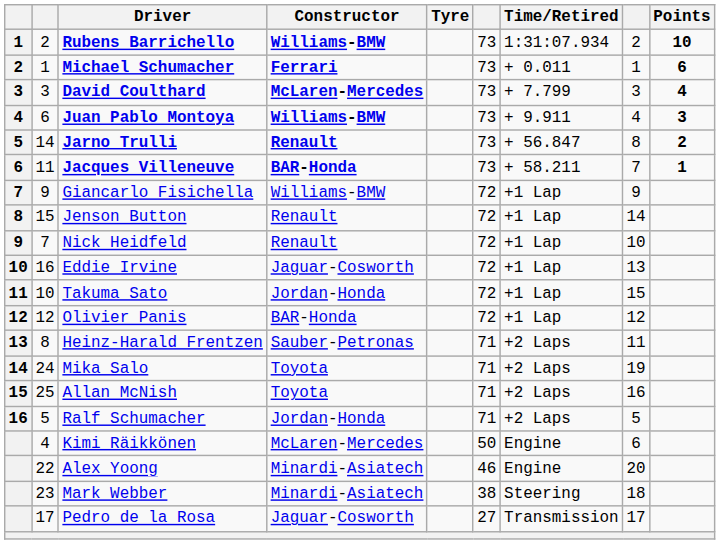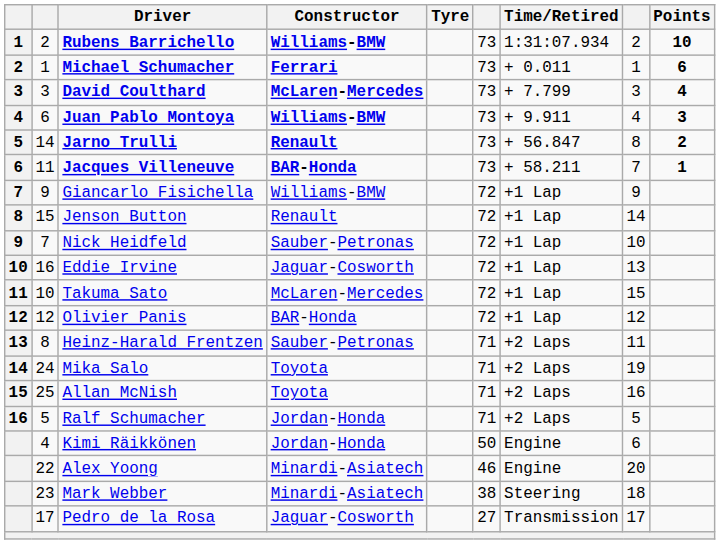(304, 243) Renault -> (342, 243) Sauber-Petronas
(328, 293) Jordan-Honda -> (347, 293) McLaren-Mercedes
(347, 443) McLaren-Mercedes -> (328, 443) Jordan-Honda
